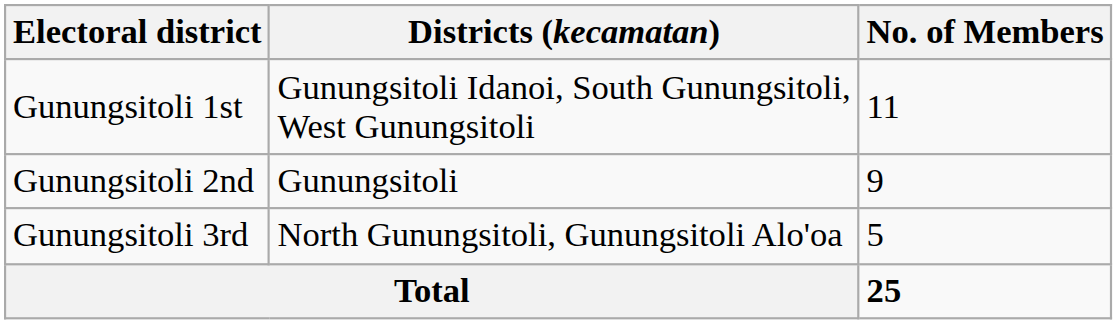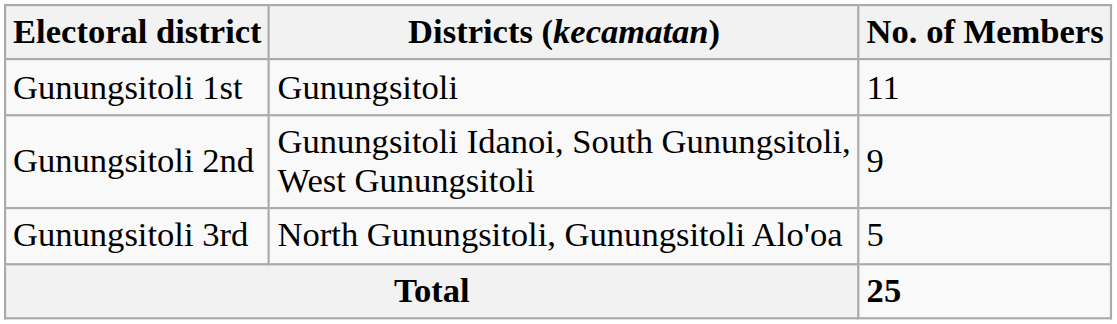(564, 106) Gunungsitoli Idanoi, South Gunungsitoli, West Gunungsitoli -> (368, 86) Gunungsitoli
(368, 180) Gunungsitoli -> (564, 160) Gunungsitoli Idanoi, South Gunungsitoli, West Gunungsitoli
